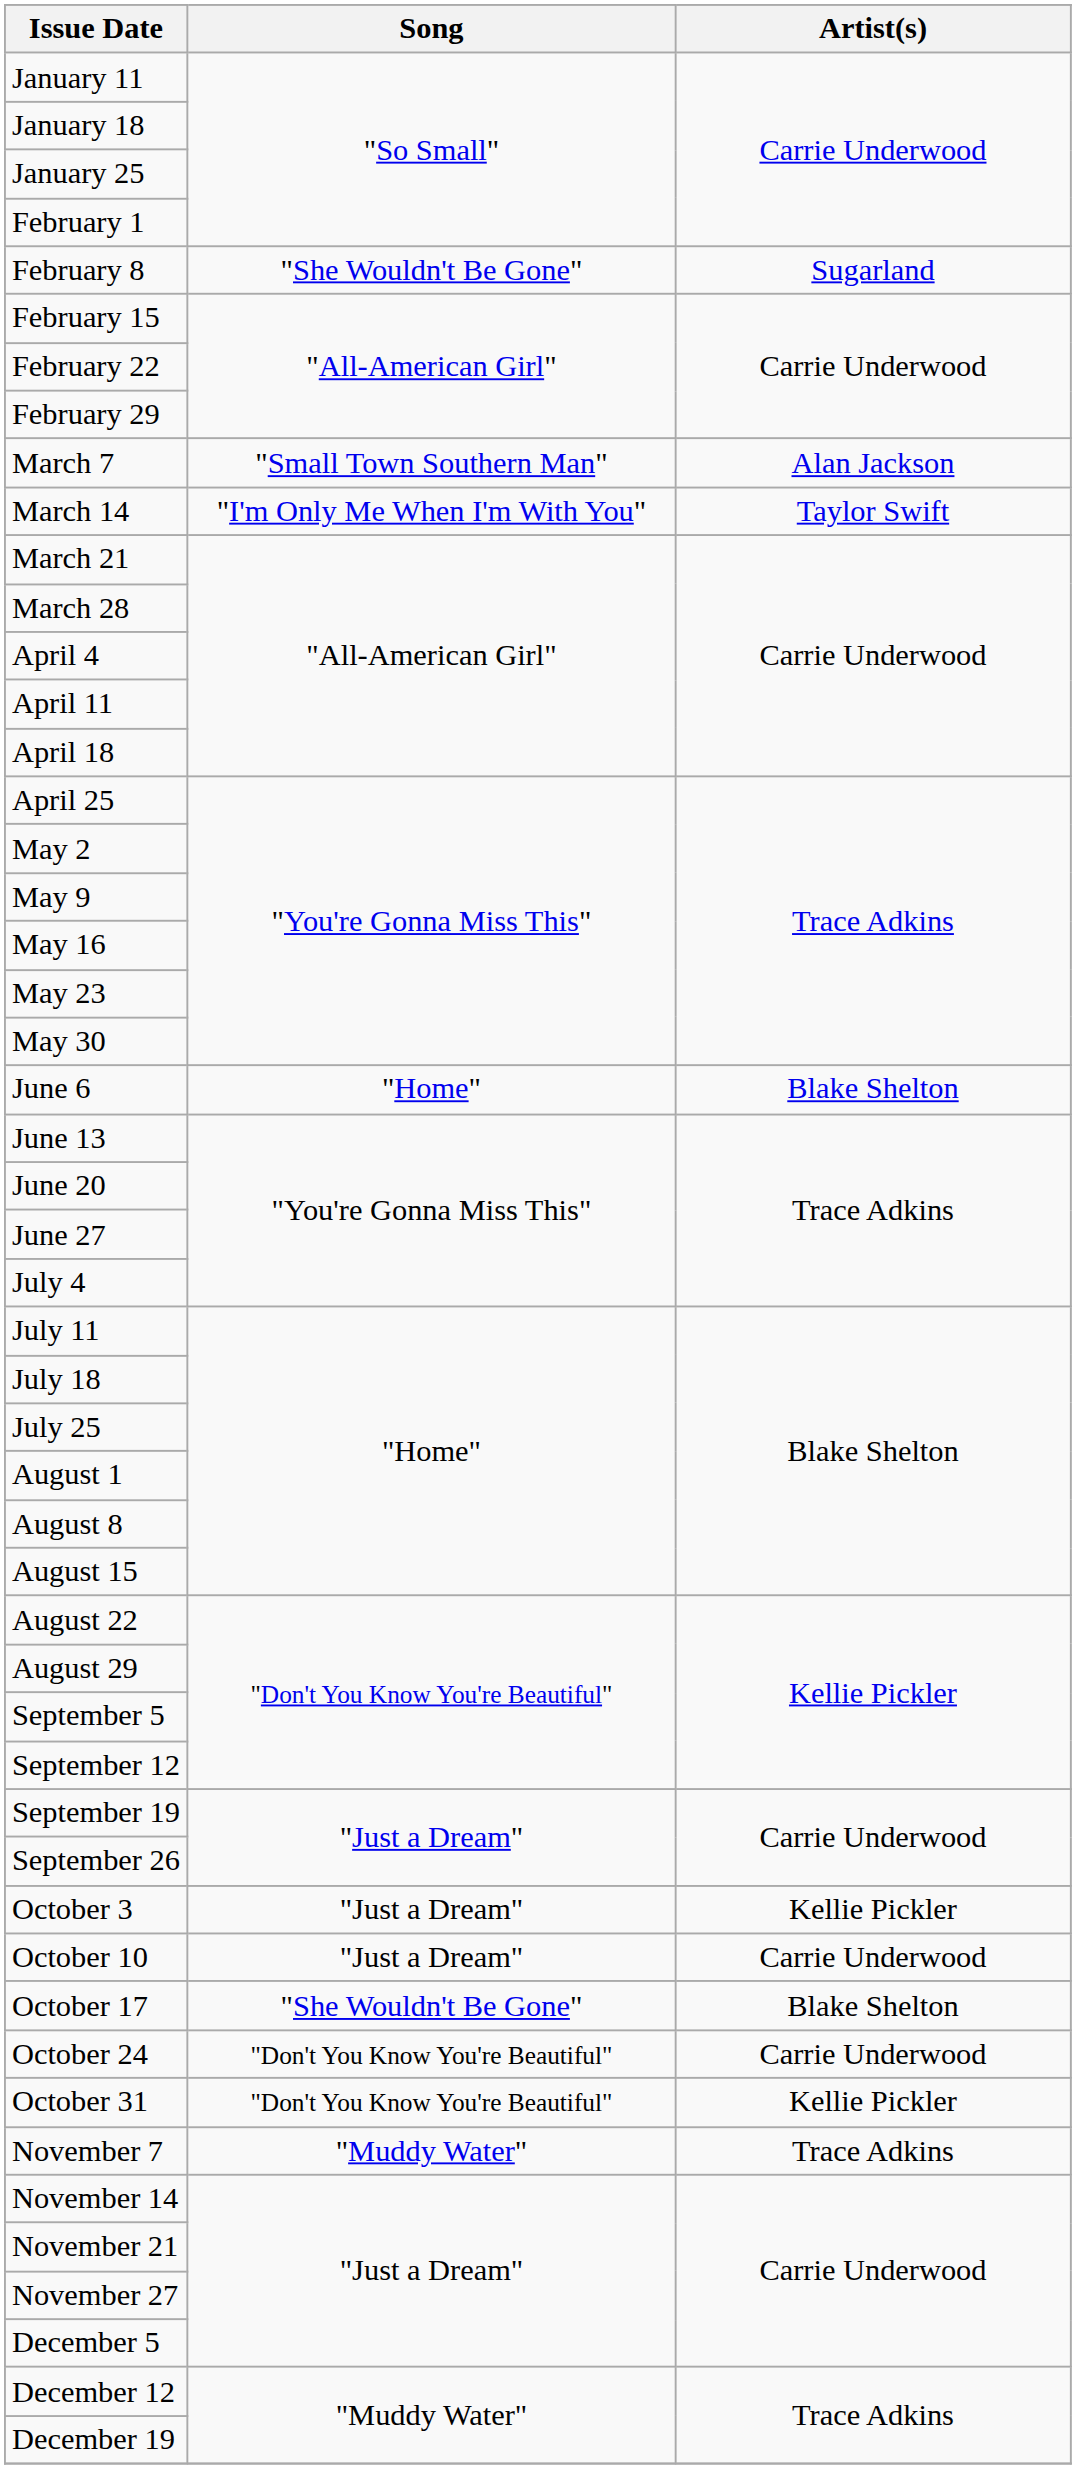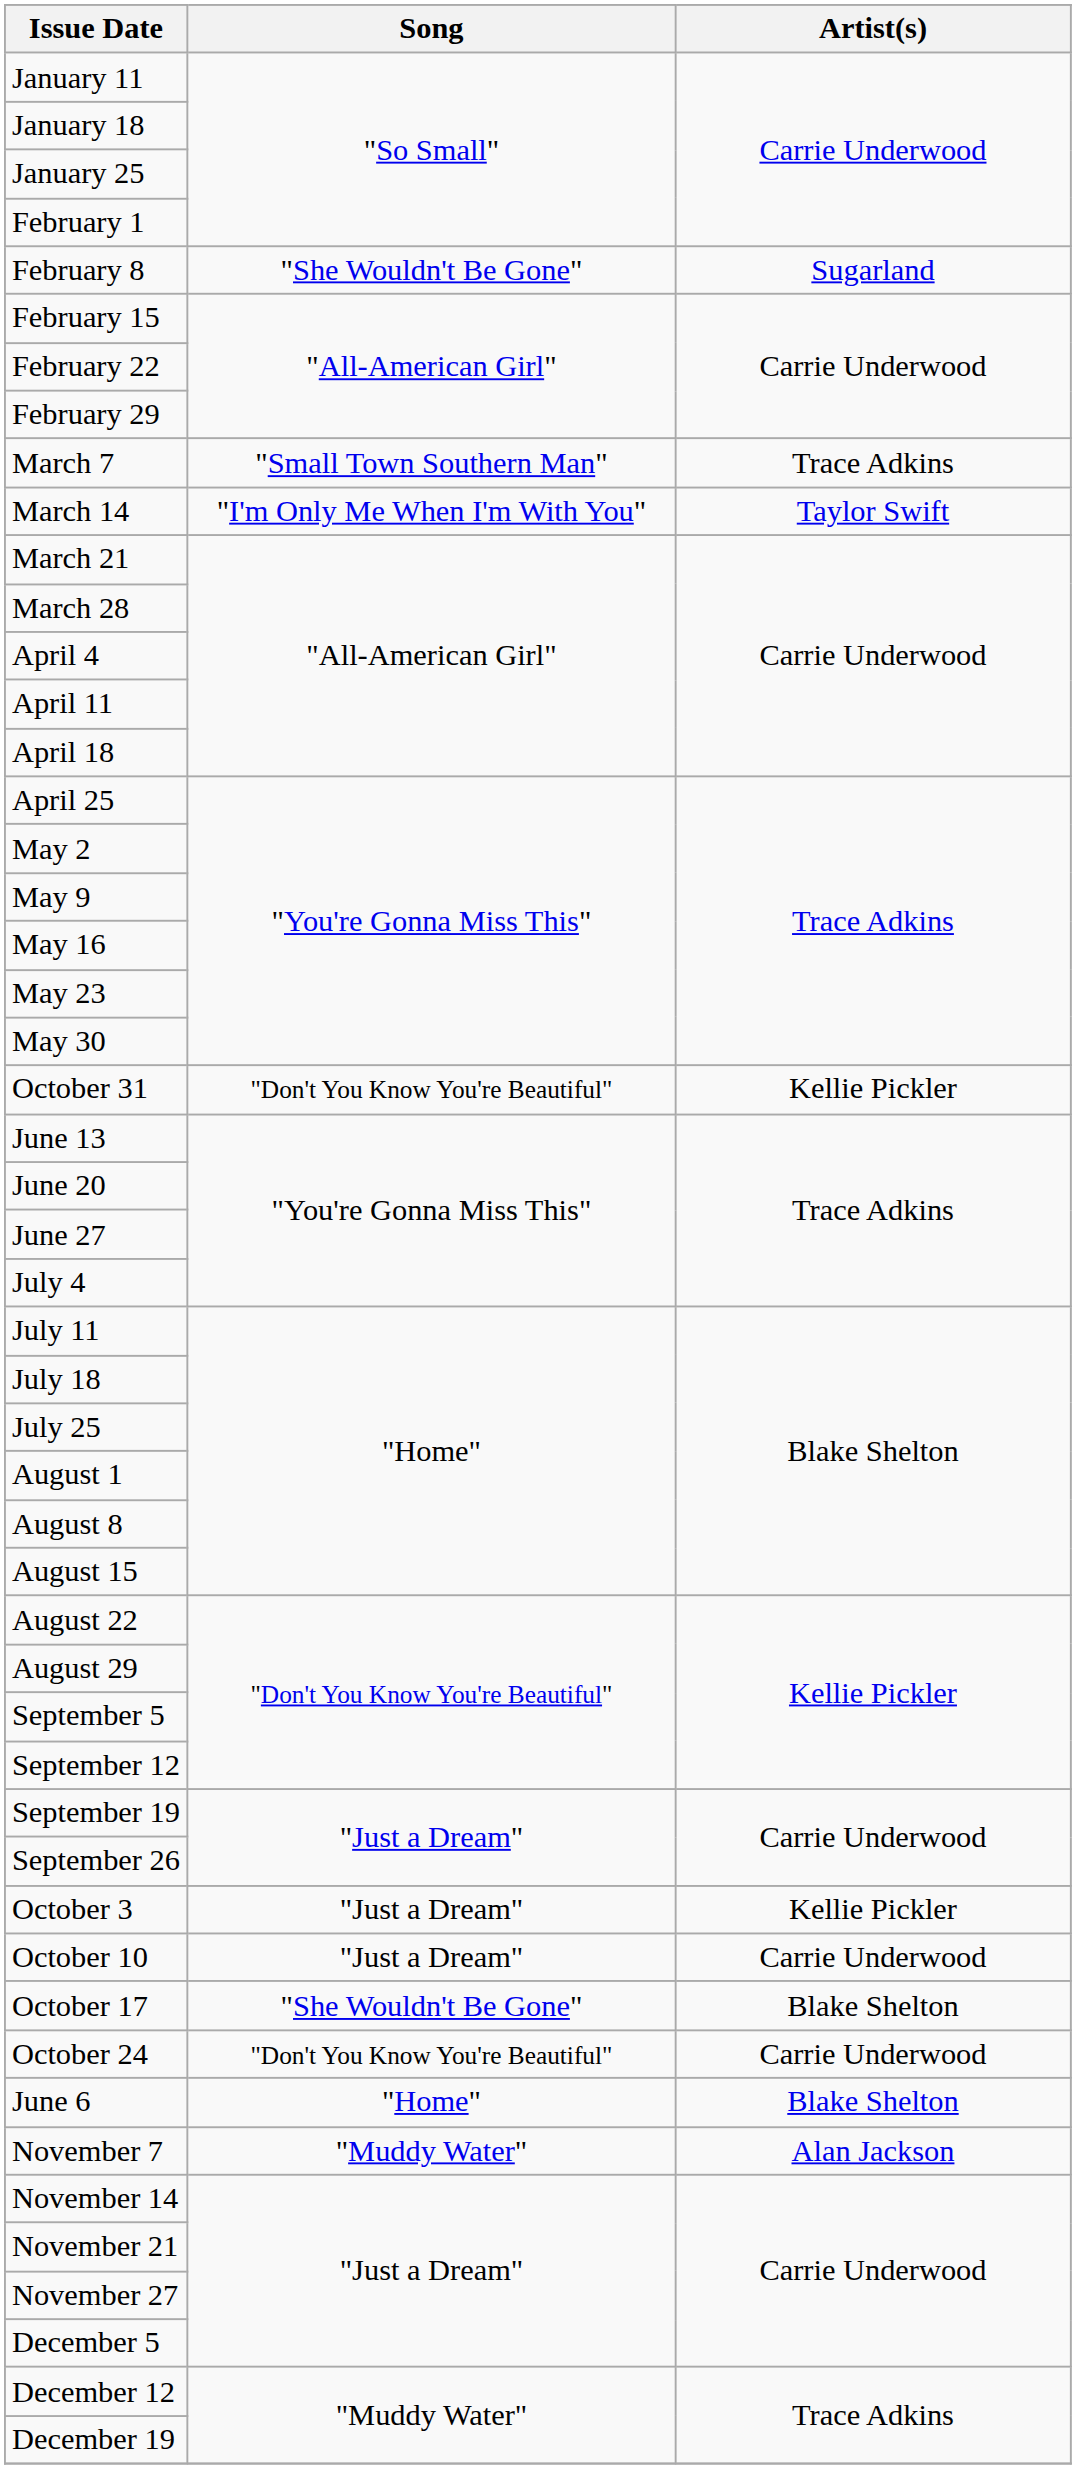(873, 462) Alan Jackson -> (873, 462) Trace Adkins
rows swapped: (51, 1089) <-> (80, 2101)
(873, 2149) Trace Adkins -> (873, 2149) Alan Jackson
